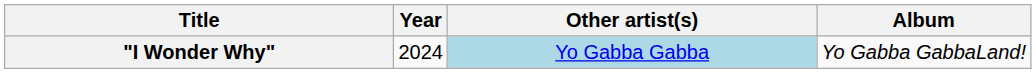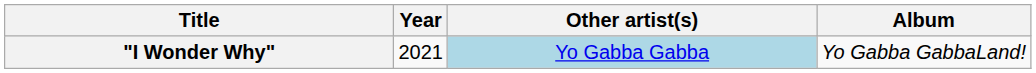(421, 52) 2024 -> (421, 52) 2021
